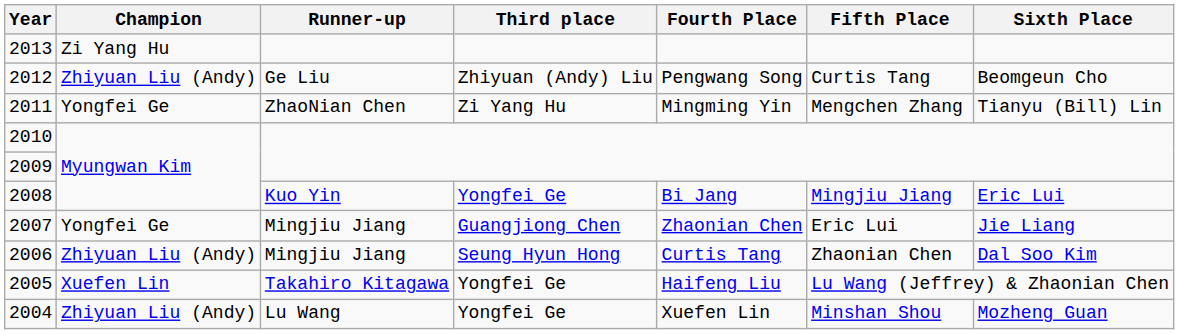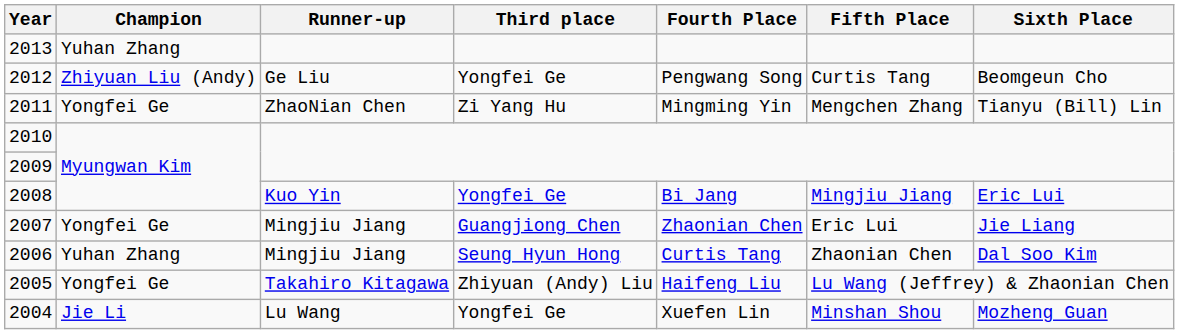(115, 49) Zi Yang Hu -> (121, 49) Yuhan Zhang
(555, 78) Zhiyuan (Andy) Liu -> (512, 78) Yongfei Ge
(159, 255) Zhiyuan Liu (Andy) -> (121, 255) Yuhan Zhang
(115, 284) Xuefen Lin -> (115, 284) Yongfei Ge
(512, 284) Yongfei Ge -> (555, 284) Zhiyuan (Andy) Liu
(159, 314) Zhiyuan Liu (Andy) -> (94, 314) Jie Li
